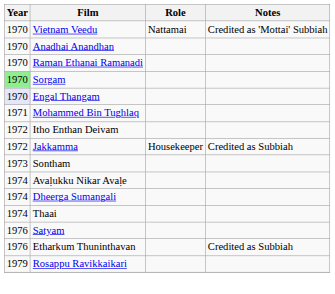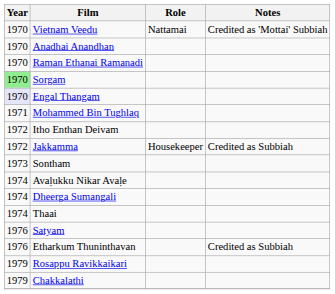+ row: (58, 280)
